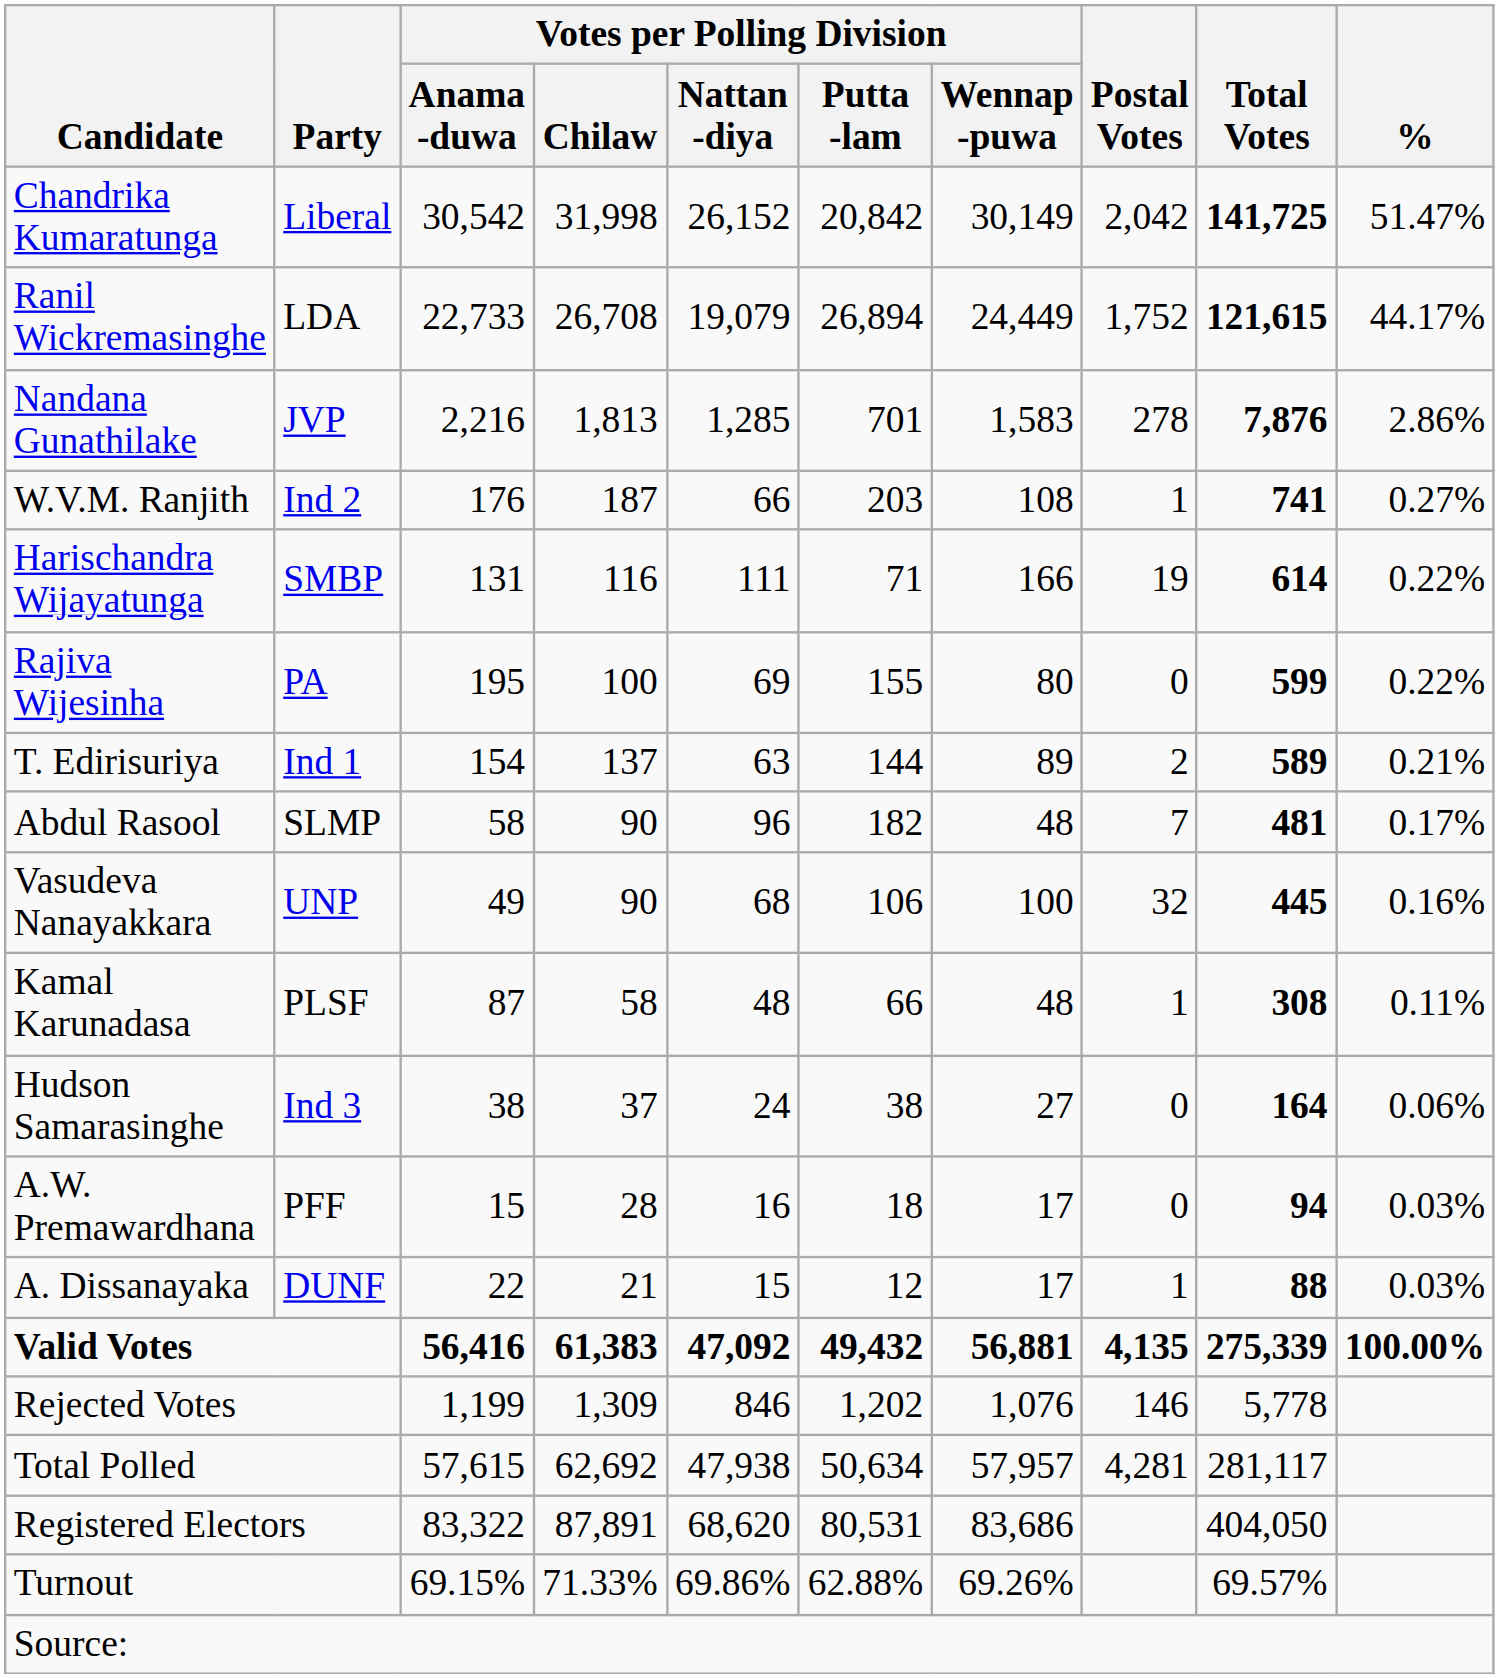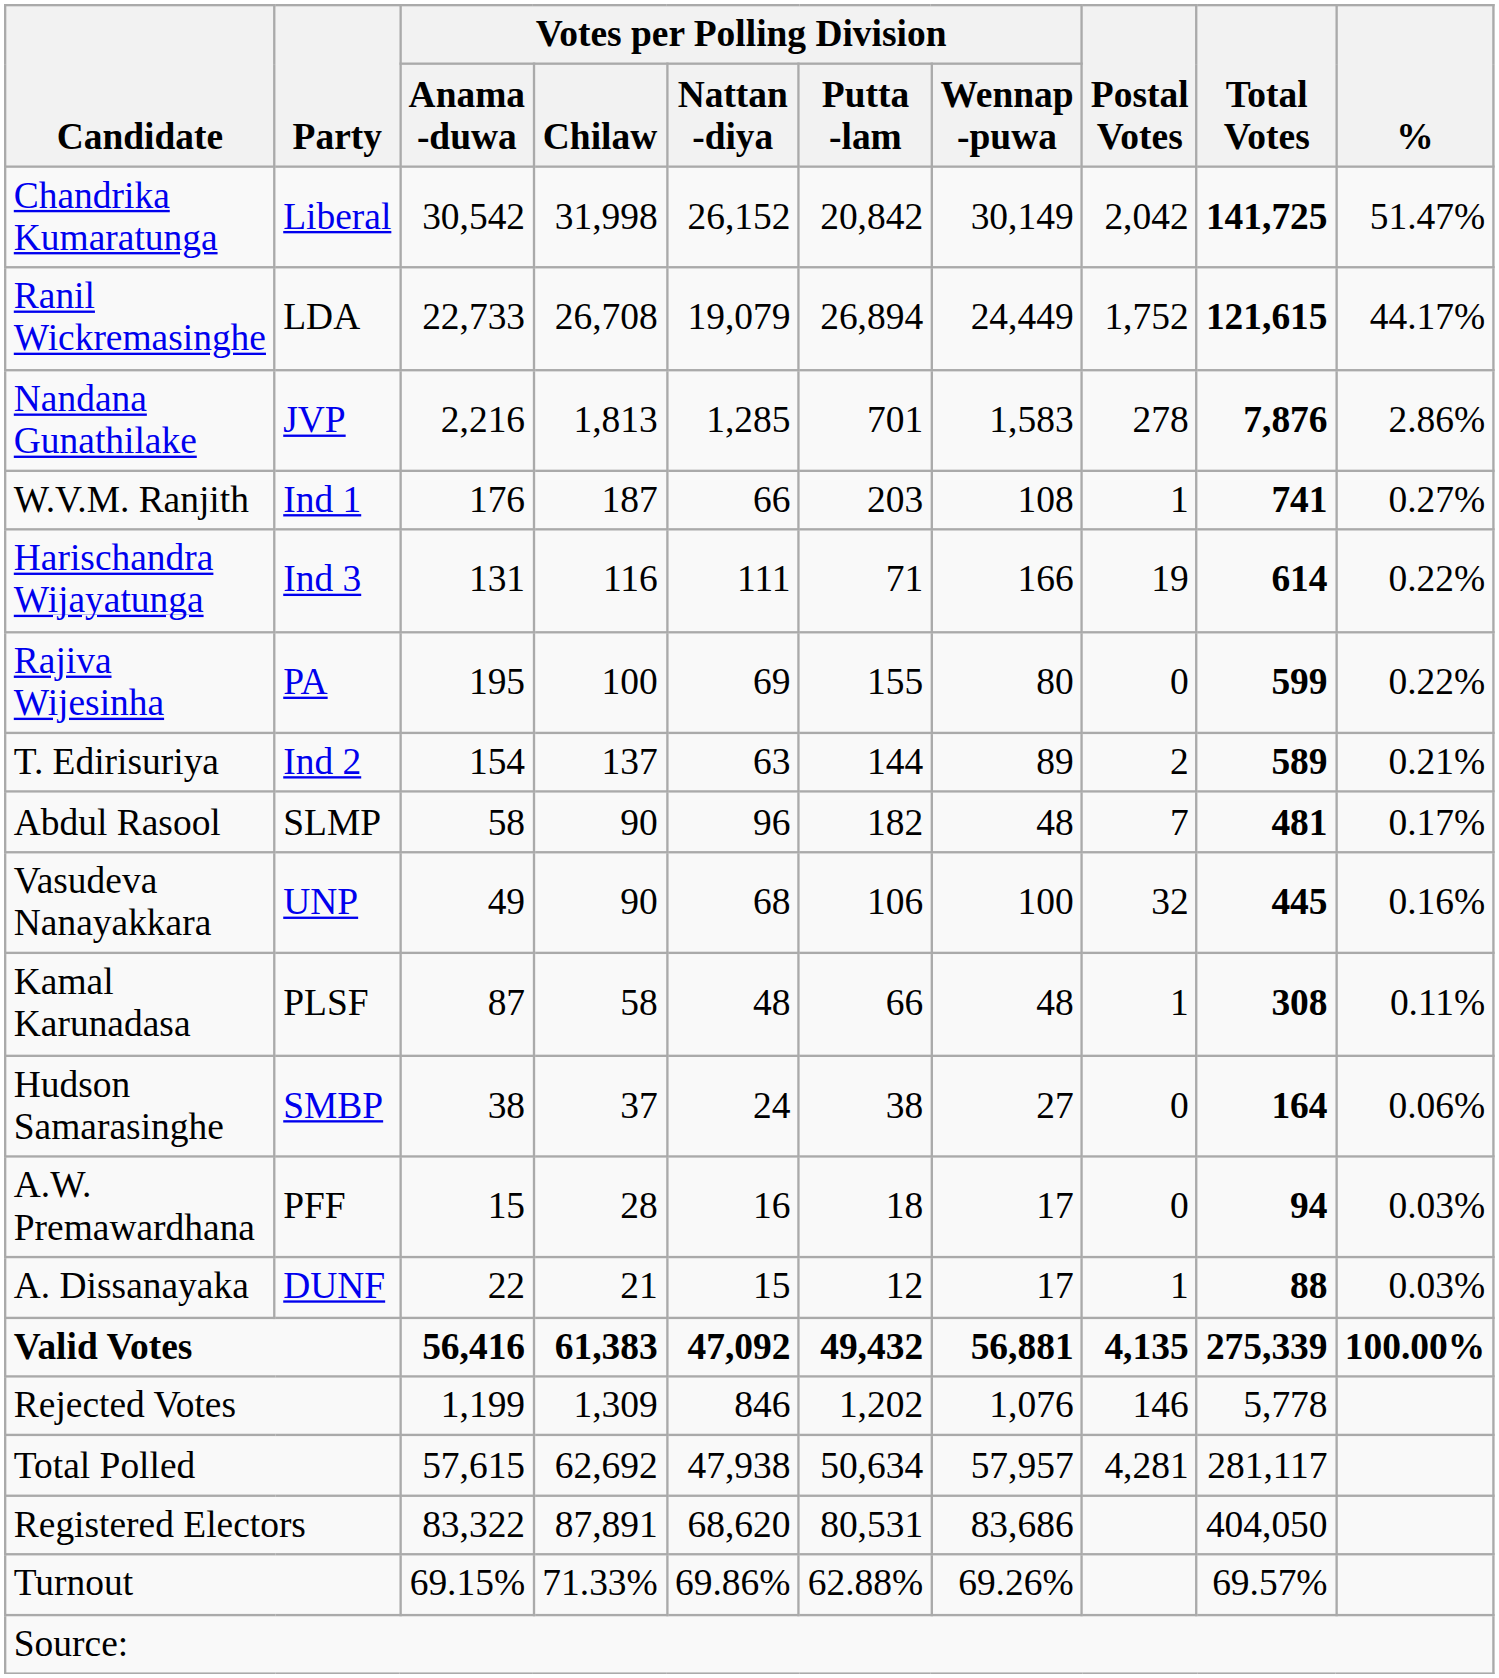(322, 499) Ind 2 -> (322, 499) Ind 1
(333, 579) SMBP -> (322, 579) Ind 3
(322, 761) Ind 1 -> (322, 761) Ind 2
(322, 1104) Ind 3 -> (333, 1104) SMBP
